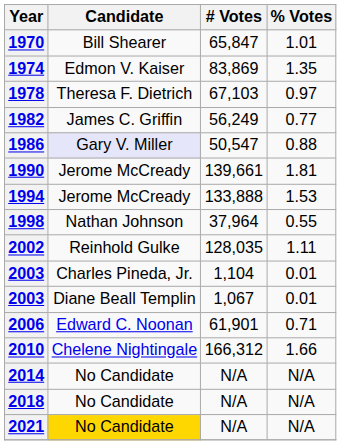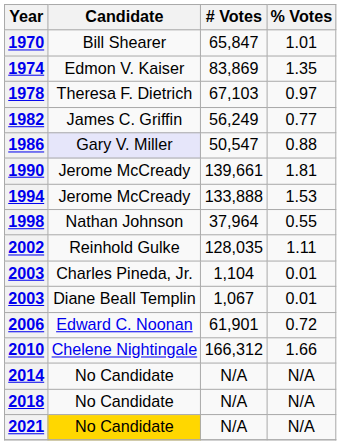(301, 324) 0.71 -> (301, 324) 0.72
